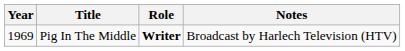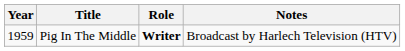(21, 35) 1969 -> (21, 35) 1959
